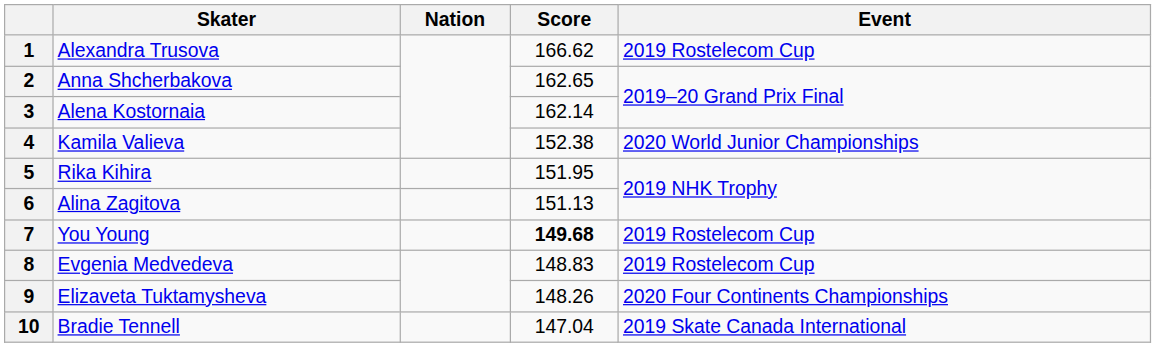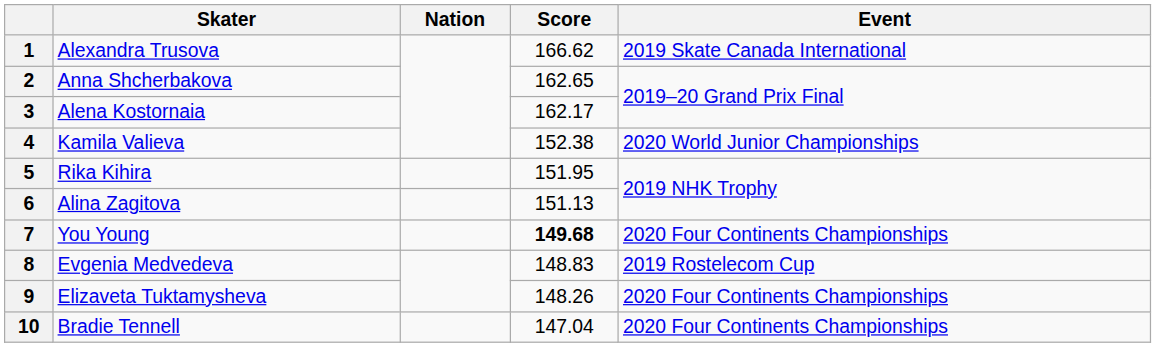(719, 50) 2019 Rostelecom Cup -> (765, 50) 2019 Skate Canada International
(564, 111) 162.14 -> (564, 111) 162.17
(719, 234) 2019 Rostelecom Cup -> (785, 234) 2020 Four Continents Championships
(765, 326) 2019 Skate Canada International -> (785, 326) 2020 Four Continents Championships
